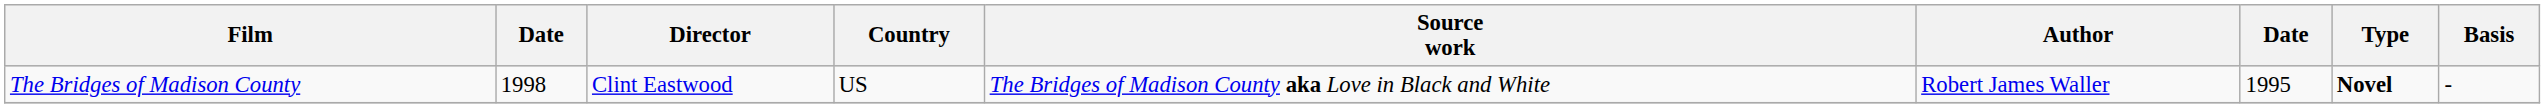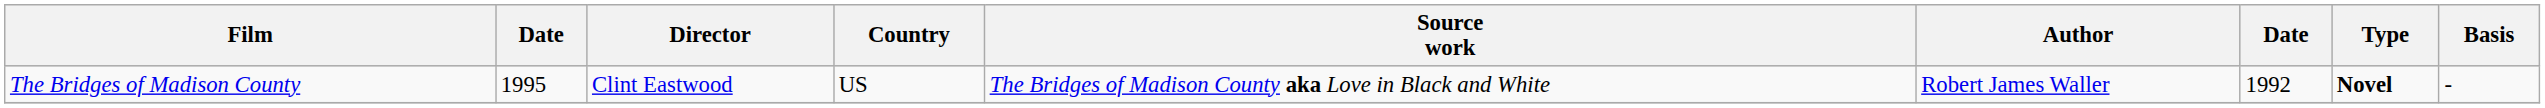(523, 84) 1998 -> (523, 84) 1995
(2268, 84) 1995 -> (2268, 84) 1992
